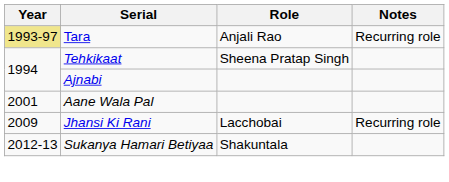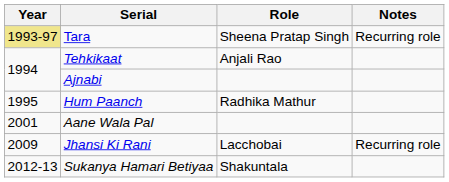(251, 36) Anjali Rao -> (284, 36) Sheena Pratap Singh
(284, 58) Sheena Pratap Singh -> (251, 58) Anjali Rao
+ row: (103, 101)
